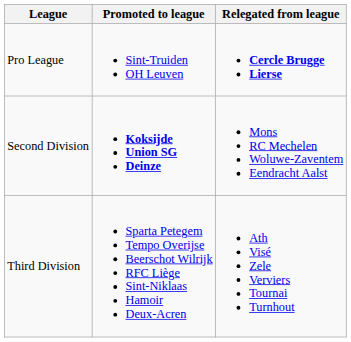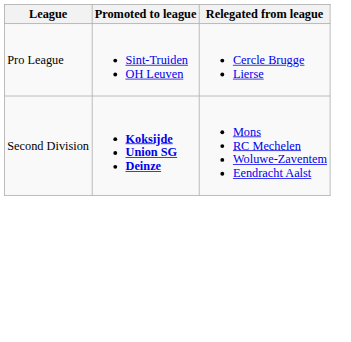(281, 67) bold -> (265, 67) normal
- row: (44, 266)
